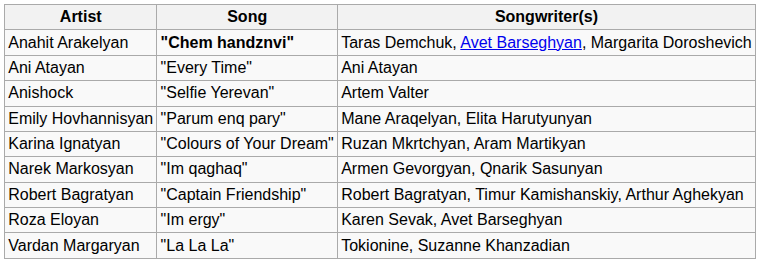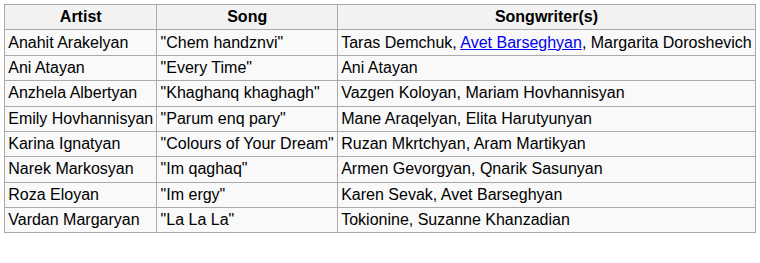(227, 42) bold -> (222, 42) normal
- row: (41, 93)
+ row: (73, 93)
- row: (71, 194)
